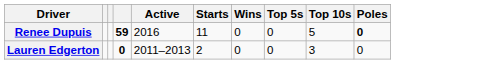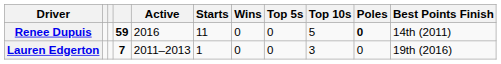+ column: (443, 14)
(122, 50) 0 -> (122, 50) 7
(199, 50) 2 -> (199, 50) 1
